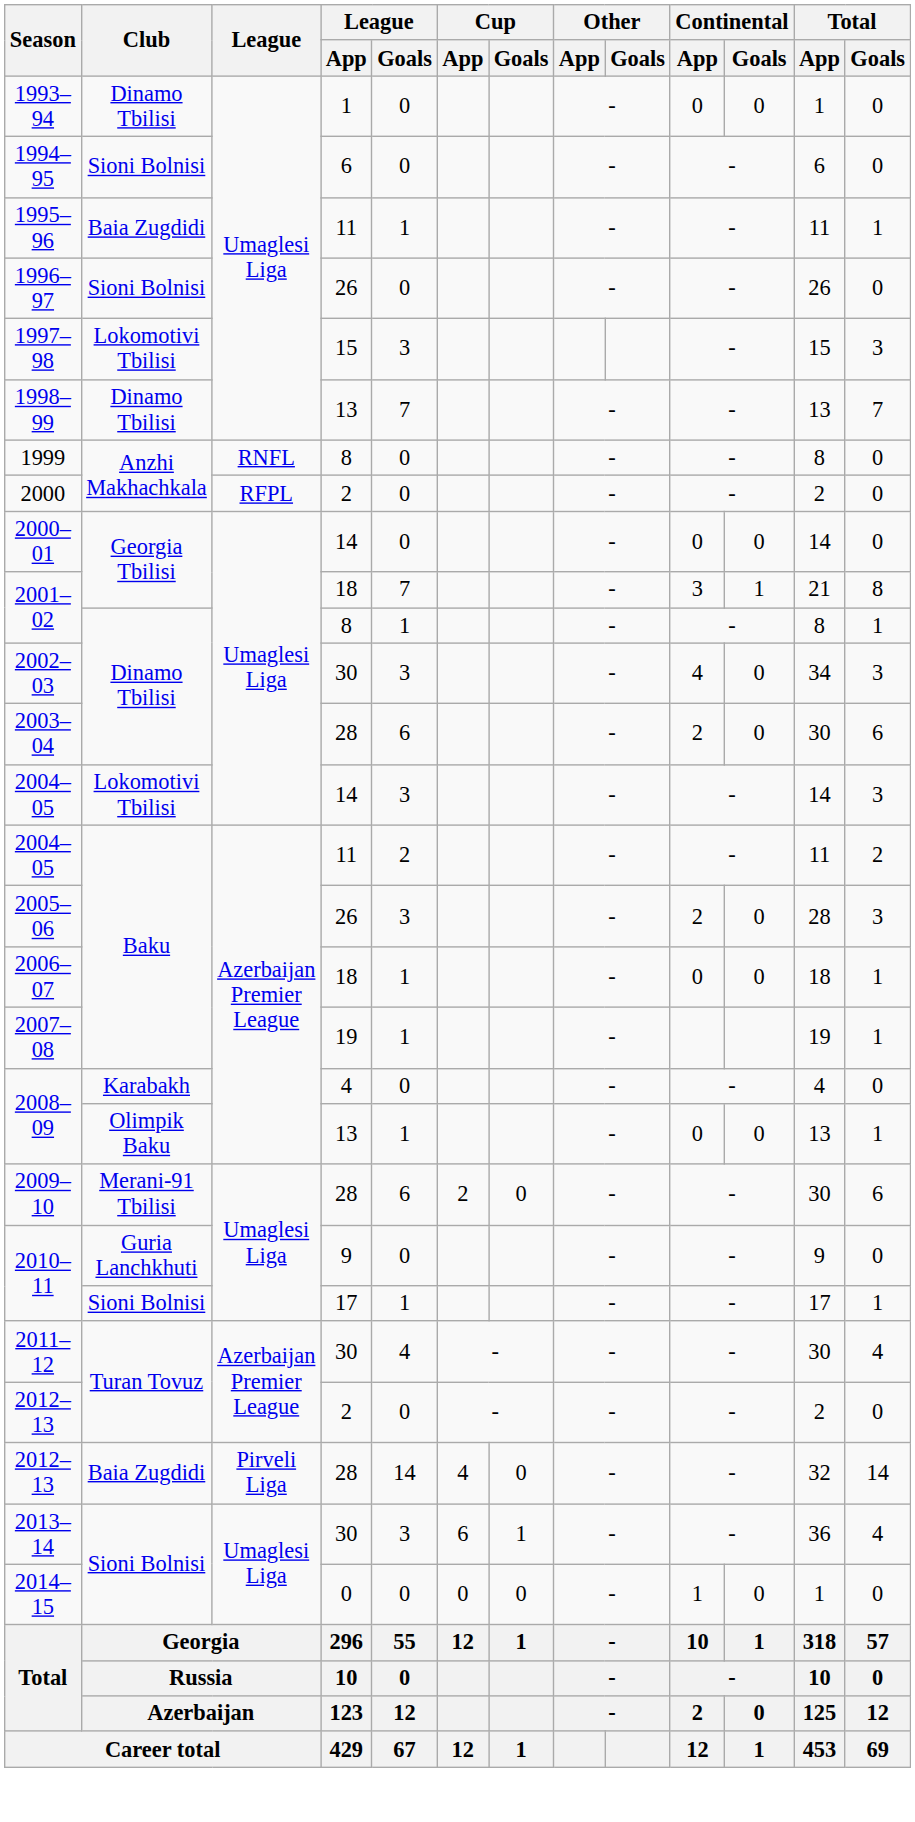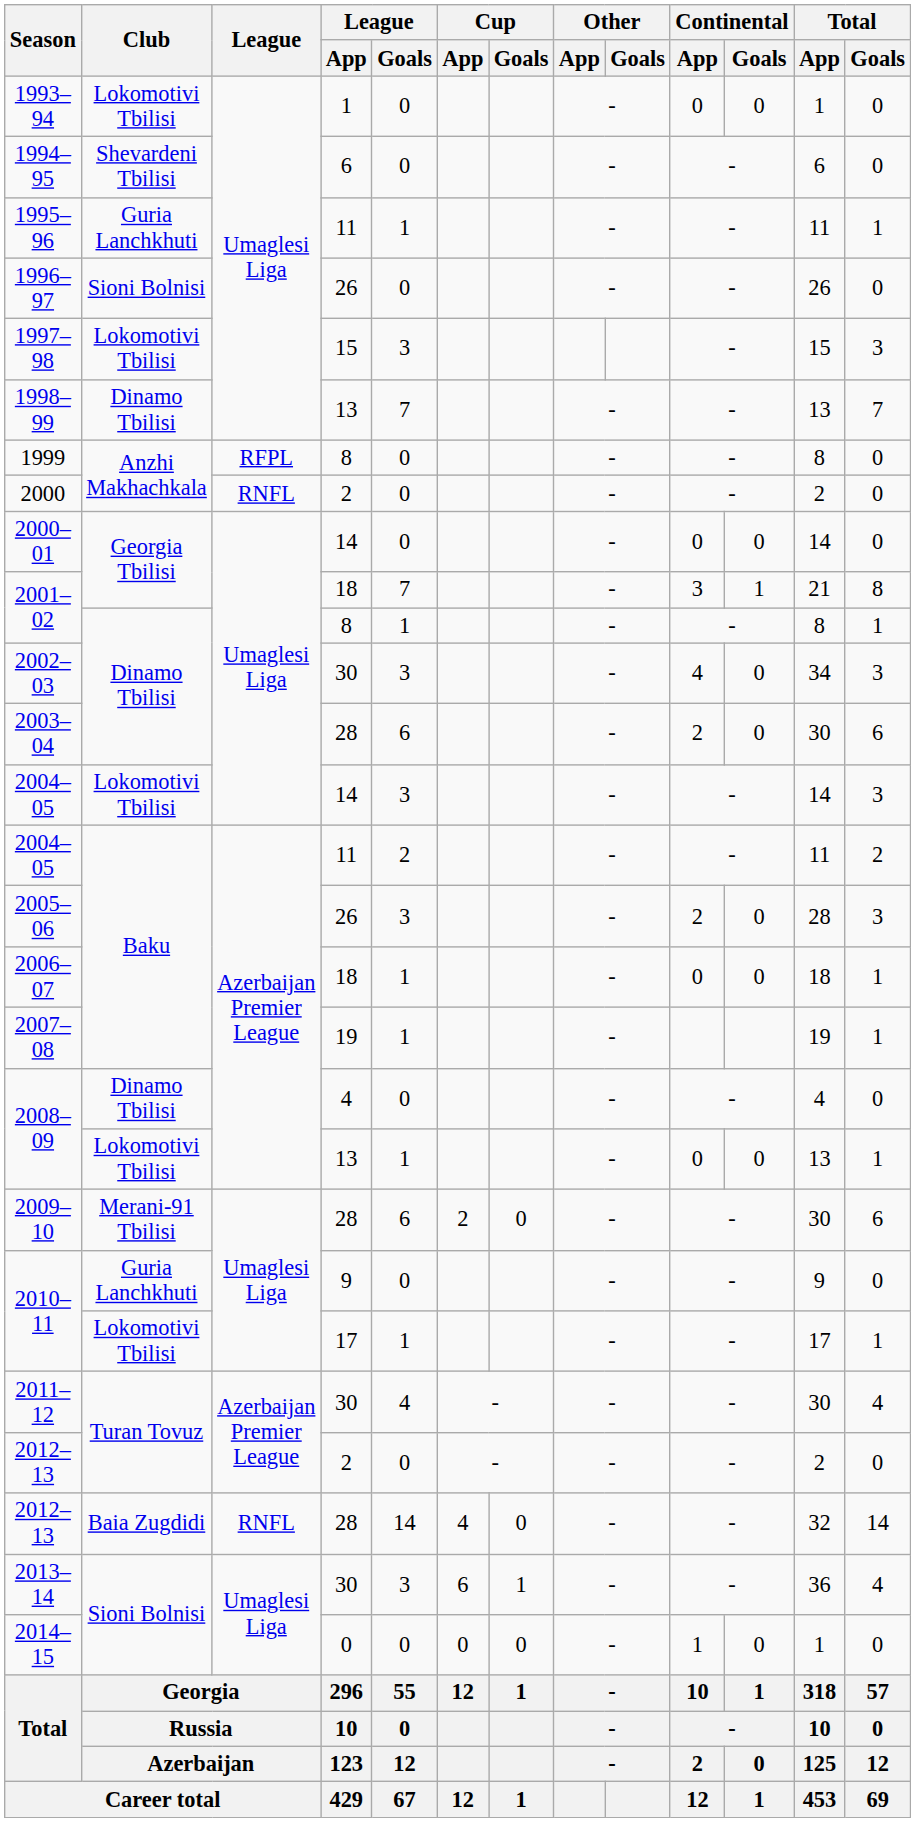(146, 105) Dinamo Tbilisi -> (146, 105) Lokomotivi Tbilisi
(146, 166) Sioni Bolnisi -> (146, 166) Shevardeni Tbilisi
(146, 227) Baia Zugdidi -> (146, 227) Guria Lanchkhuti
(266, 457) RNFL -> (266, 457) RFPL
(266, 493) RFPL -> (266, 493) RNFL
(146, 1085) Karabakh -> (146, 1098) Dinamo Tbilisi
(146, 1133) Olimpik Baku -> (146, 1158) Lokomotivi Tbilisi
(146, 1303) Sioni Bolnisi -> (146, 1341) Lokomotivi Tbilisi
(266, 1472) Pirveli Liga -> (266, 1523) RNFL
